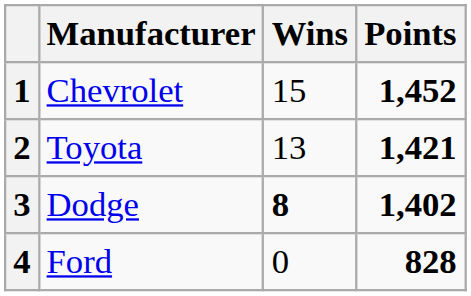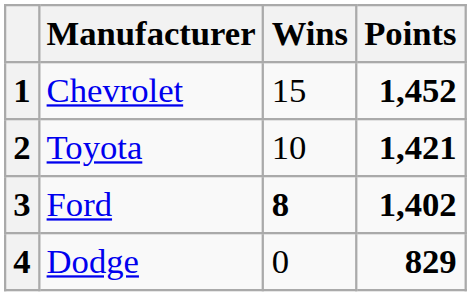(289, 147) 13 -> (289, 147) 10
(93, 204) Dodge -> (79, 204) Ford
(79, 261) Ford -> (93, 261) Dodge
(431, 261) 828 -> (431, 261) 829
